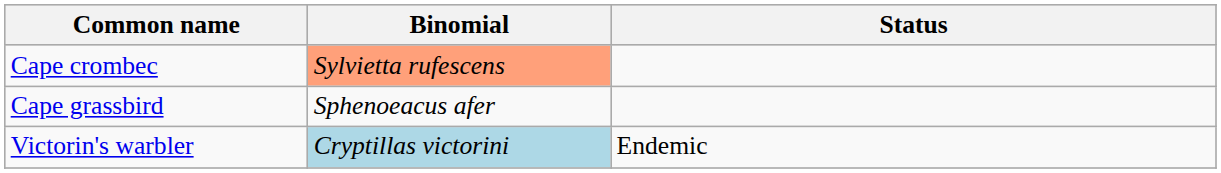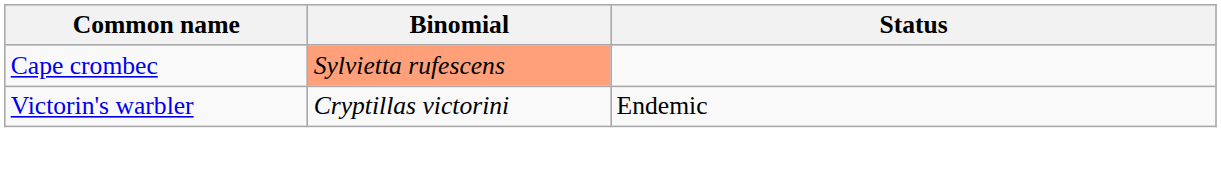- row: (87, 106)
(411, 146) lightblue background -> (411, 106) no background
